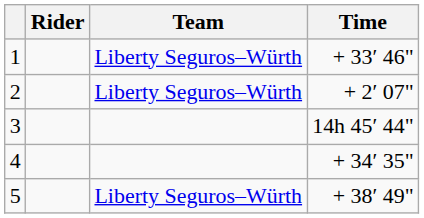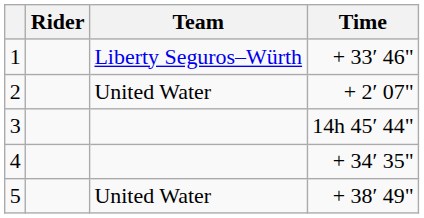(198, 91) Liberty Seguros–Würth -> (153, 91) United Water
(198, 195) Liberty Seguros–Würth -> (153, 195) United Water
